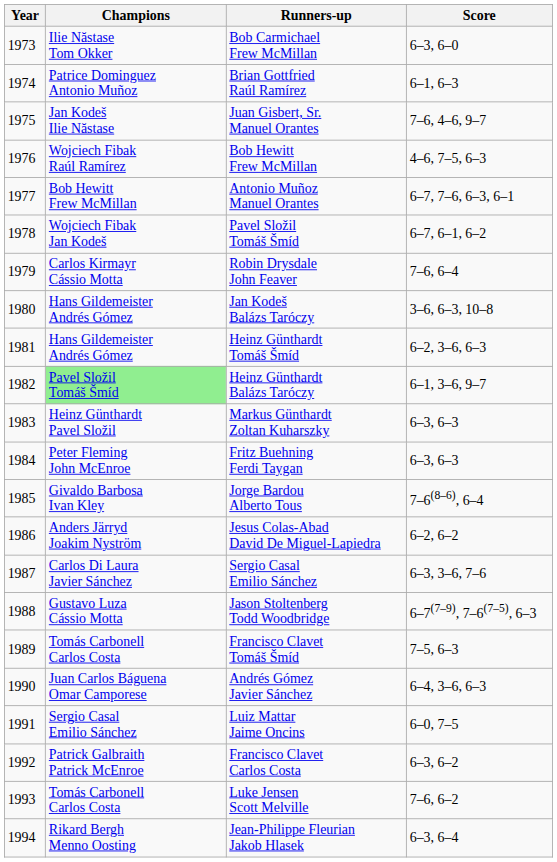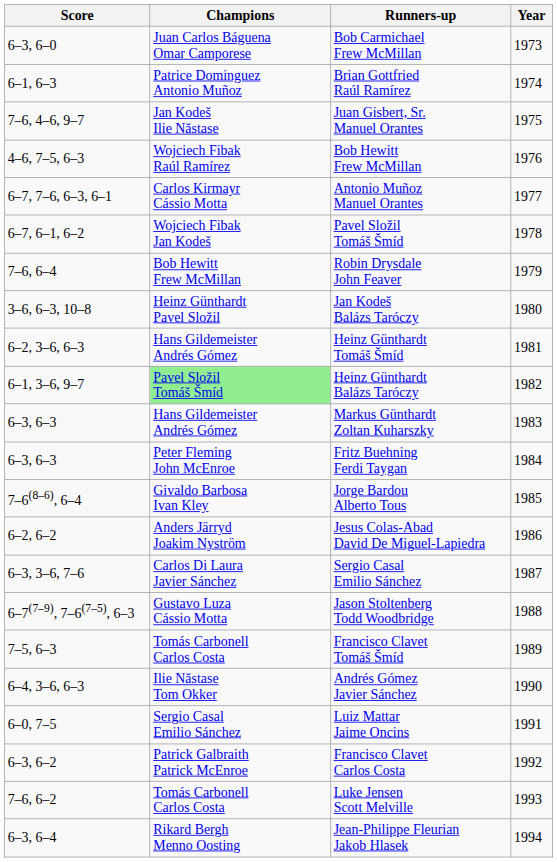columns swapped: (25, 15) <-> (479, 15)
(82, 45) Ilie Năstase Tom Okker -> (212, 45) Juan Carlos Báguena Omar Camporese
(93, 196) Bob Hewitt Frew McMillan -> (197, 196) Carlos Kirmayr Cássio Motta
(92, 271) Carlos Kirmayr Cássio Motta -> (197, 271) Bob Hewitt Frew McMillan
(101, 309) Hans Gildemeister Andrés Gómez -> (200, 309) Heinz Günthardt Pavel Složil
(95, 422) Heinz Günthardt Pavel Složil -> (205, 422) Hans Gildemeister Andrés Gómez
(108, 686) Juan Carlos Báguena Omar Camporese -> (186, 686) Ilie Năstase Tom Okker
